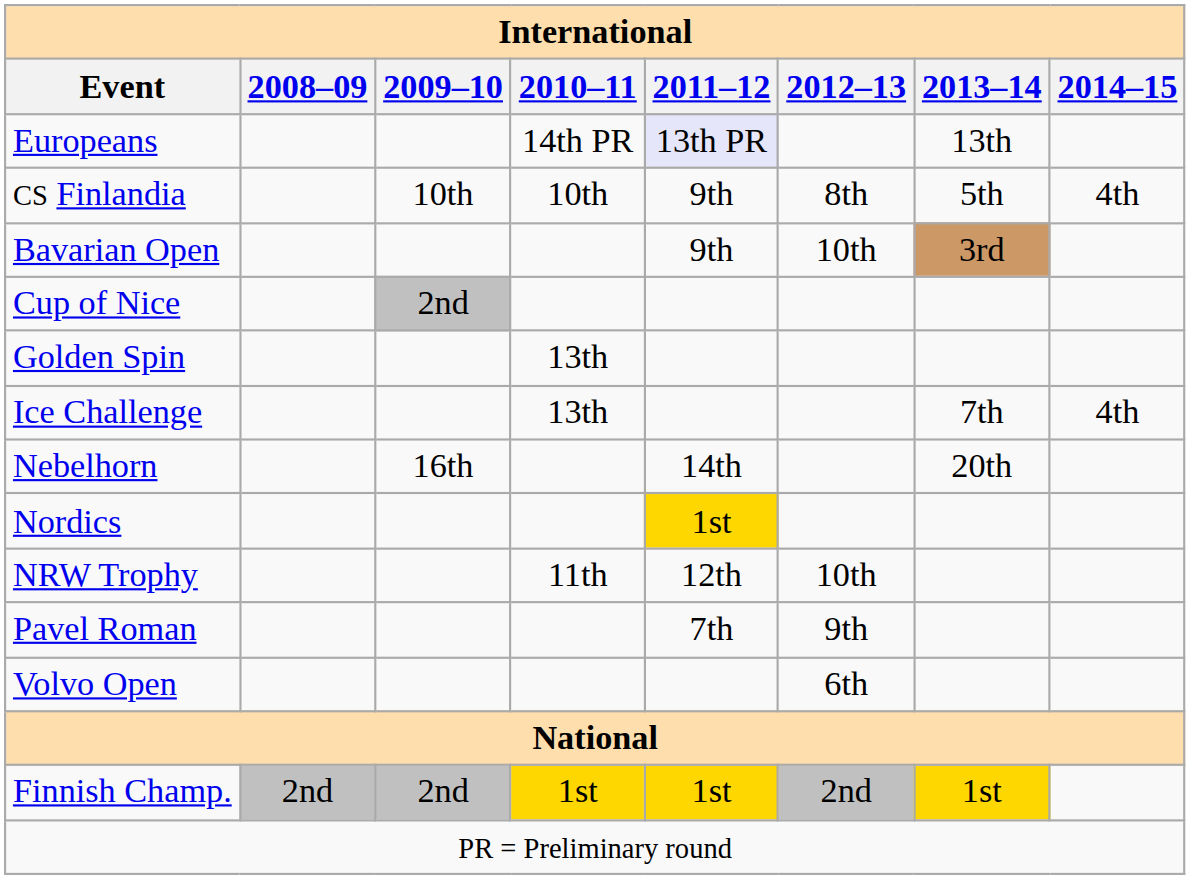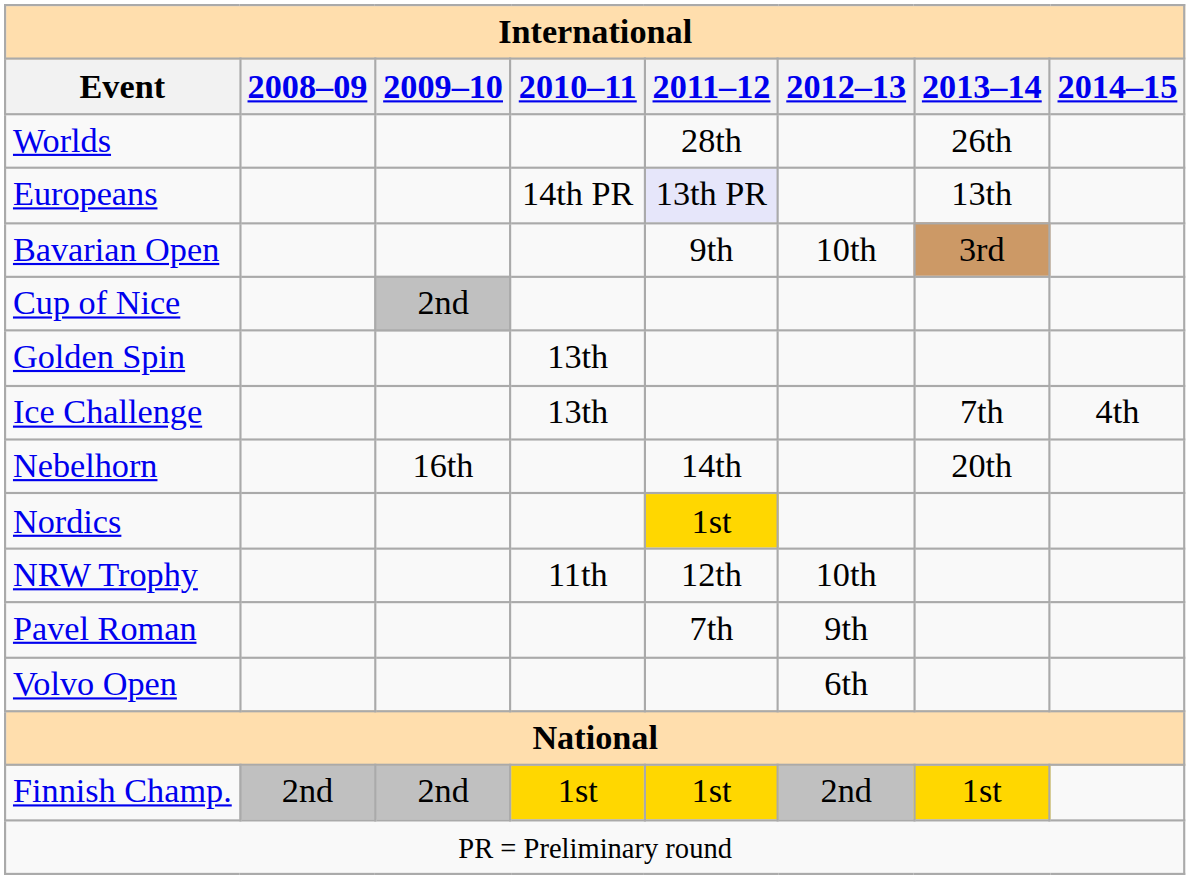+ row: (62, 140)
- row: (99, 194)
